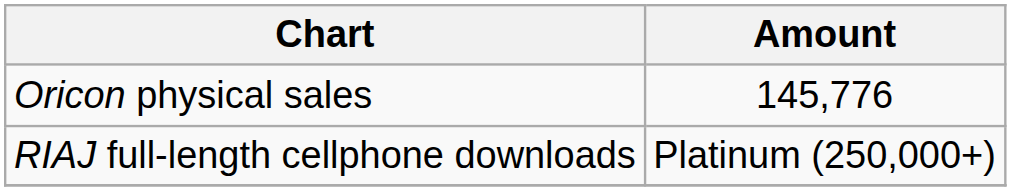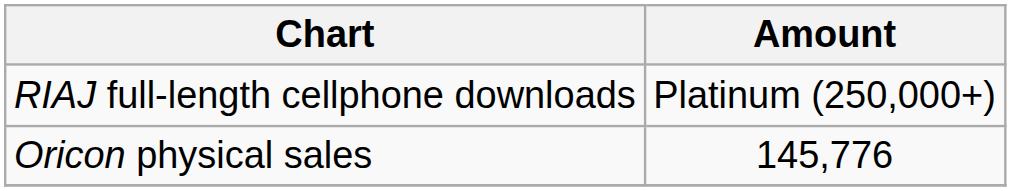rows swapped: (193, 94) <-> (325, 154)
